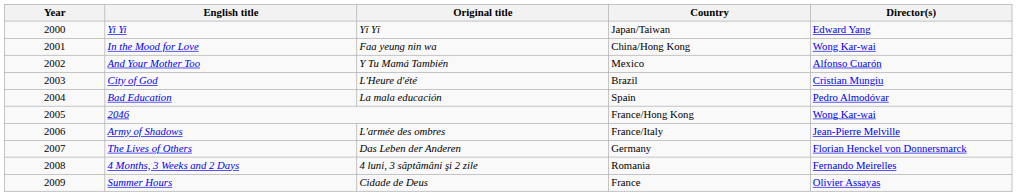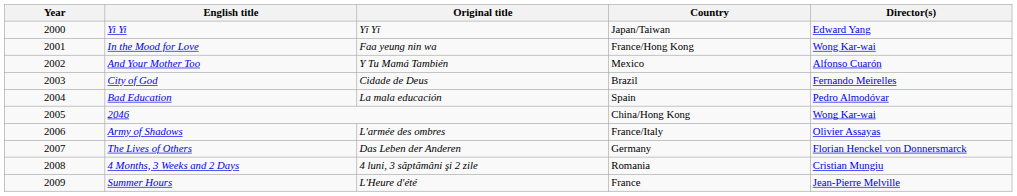(651, 47) China/Hong Kong -> (653, 47) France/Hong Kong
(388, 81) L'Heure d'été -> (394, 81) Cidade de Deus
(848, 81) Cristian Mungiu -> (855, 81) Fernando Meirelles
(653, 115) France/Hong Kong -> (651, 115) China/Hong Kong
(856, 132) Jean-Pierre Melville -> (847, 132) Olivier Assayas
(855, 166) Fernando Meirelles -> (848, 166) Cristian Mungiu
(394, 183) Cidade de Deus -> (388, 183) L'Heure d'été
(847, 183) Olivier Assayas -> (856, 183) Jean-Pierre Melville
